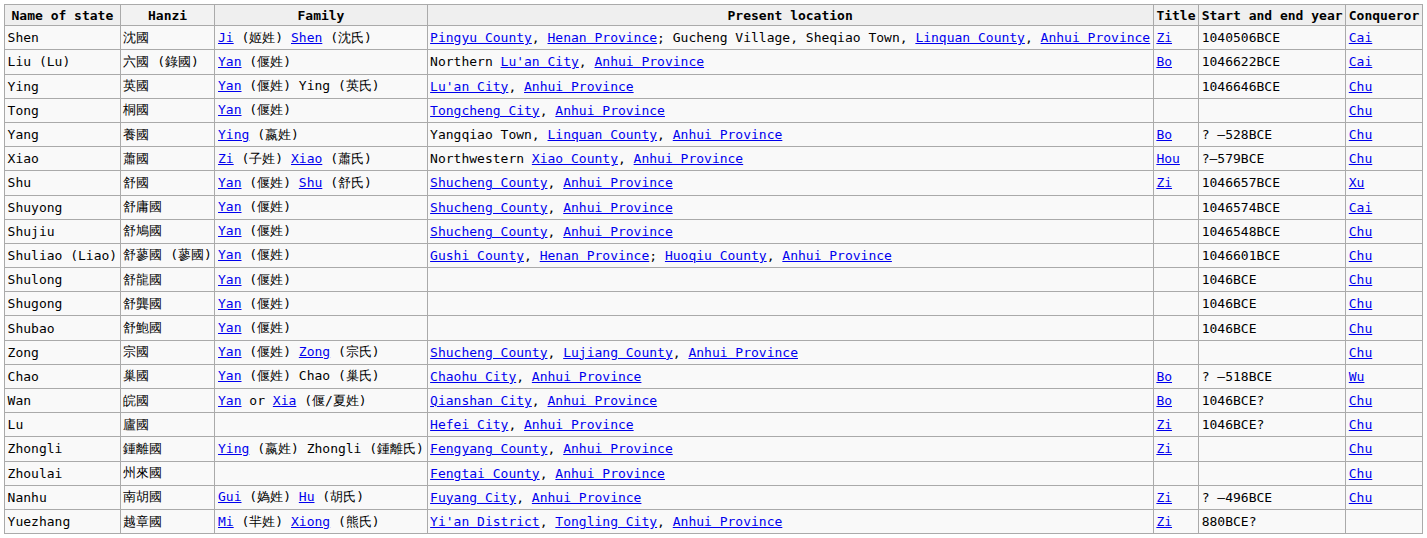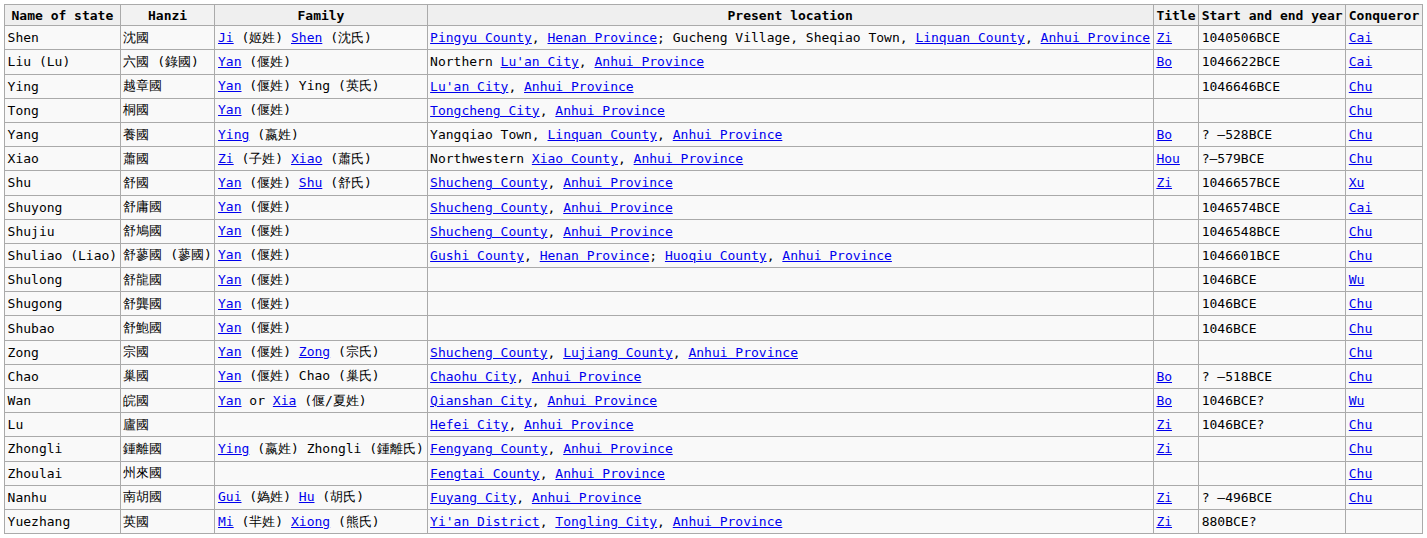(136, 86) 英國 -> (143, 86) 越章國
(1361, 280) Chu -> (1357, 280) Wu
(1357, 376) Wu -> (1361, 376) Chu
(1361, 401) Chu -> (1357, 401) Wu
(143, 521) 越章國 -> (136, 521) 英國
